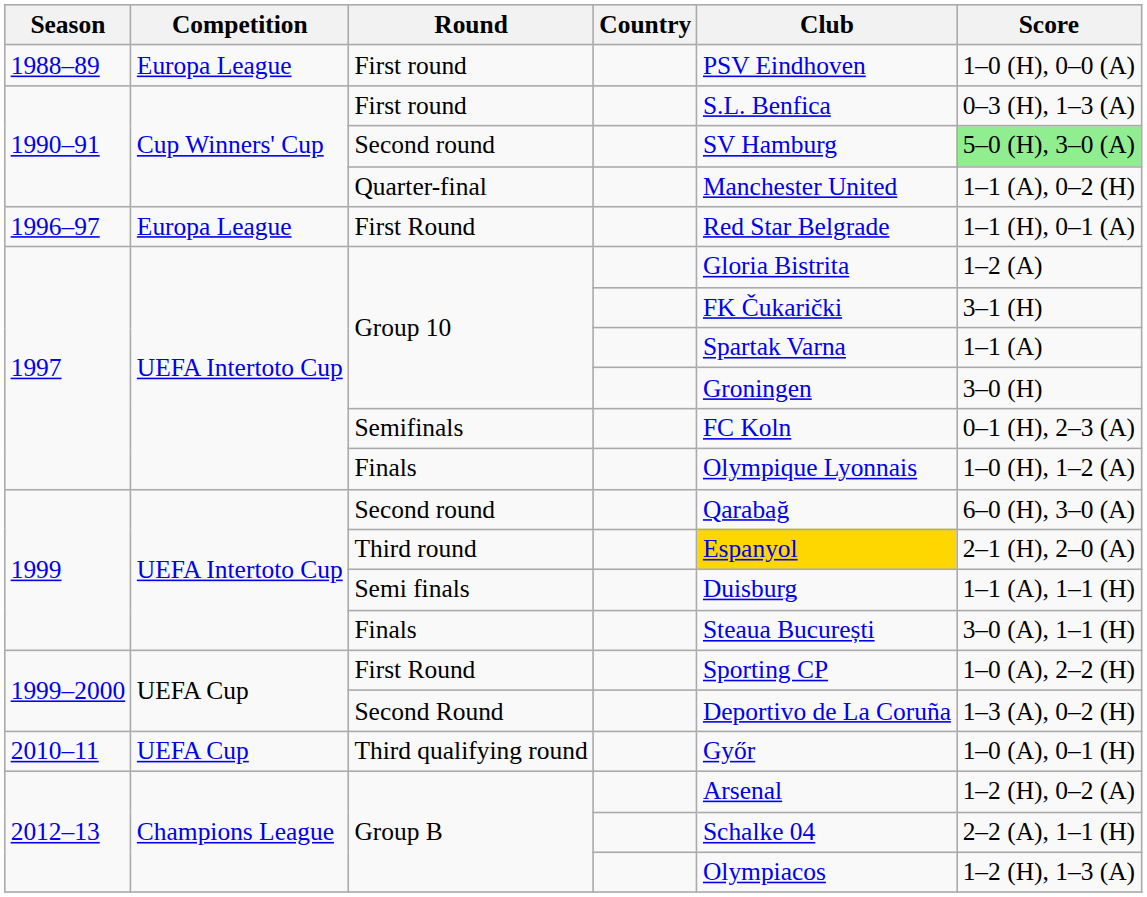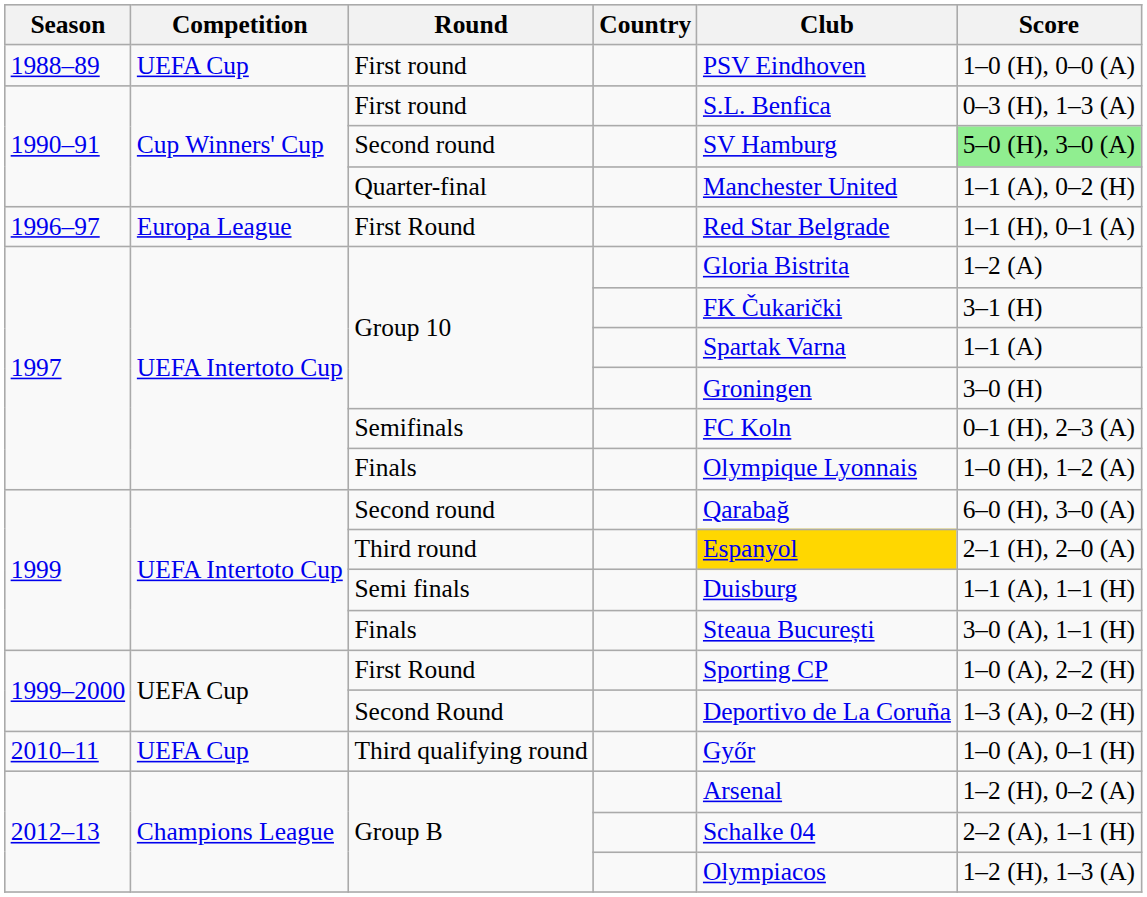(214, 65) Europa League -> (193, 65) UEFA Cup
